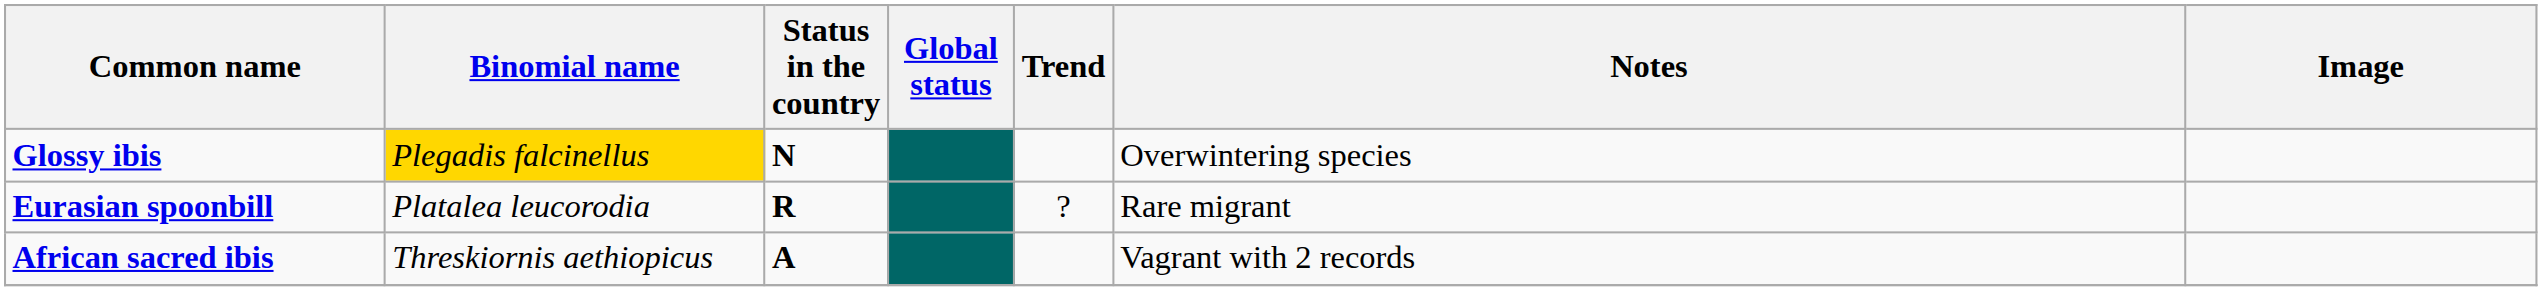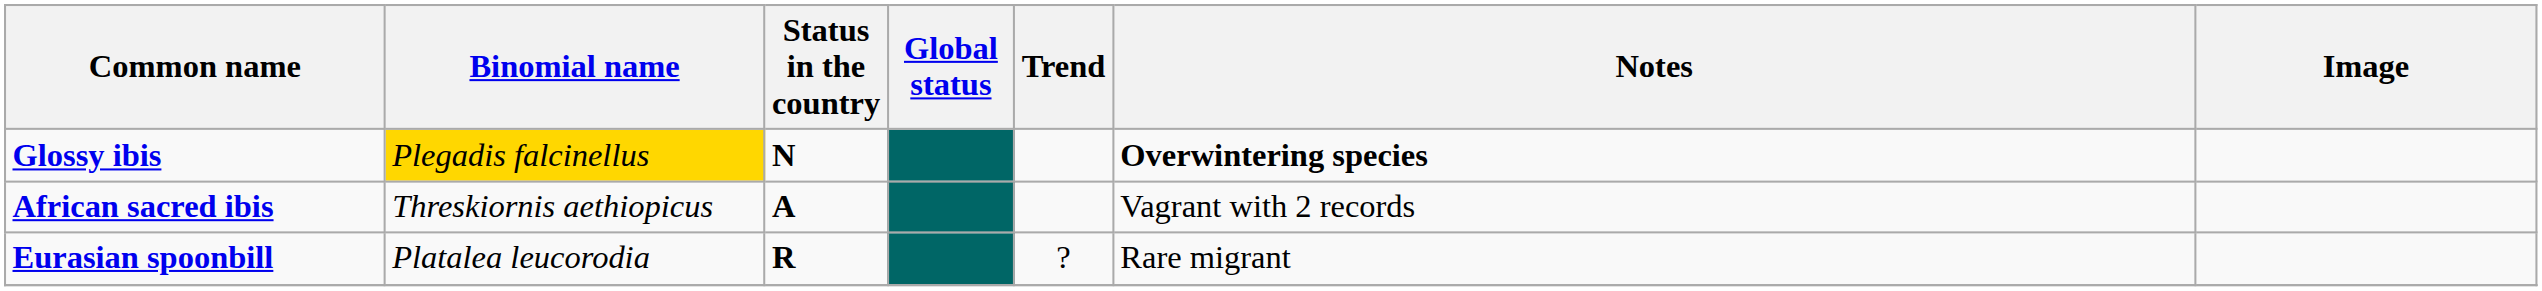(1266, 154) normal -> (1274, 154) bold
rows swapped: (143, 257) <-> (143, 206)
